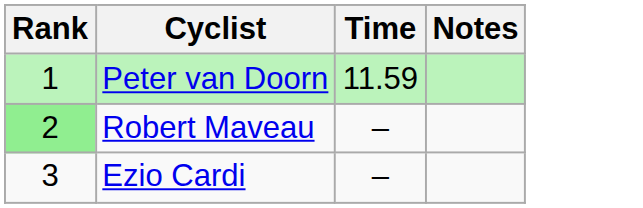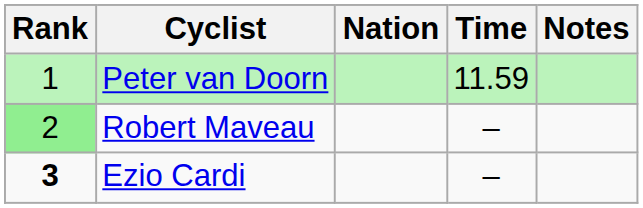+ column: (391, 29)
(50, 176) normal -> (50, 176) bold
